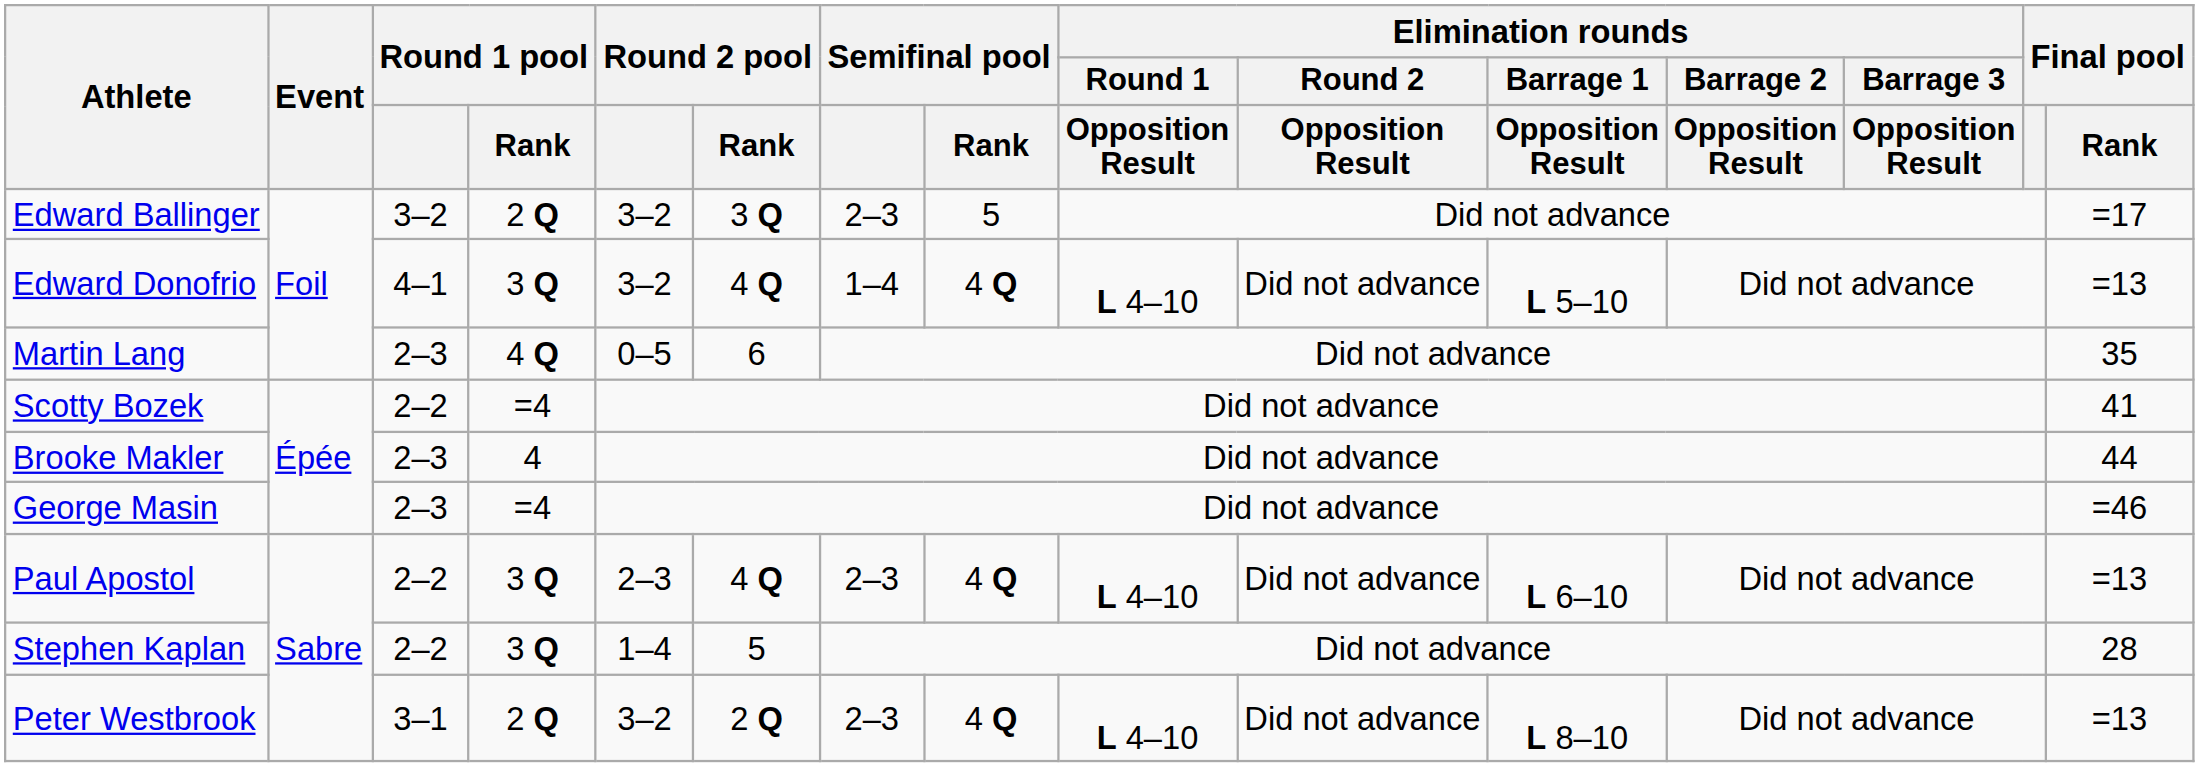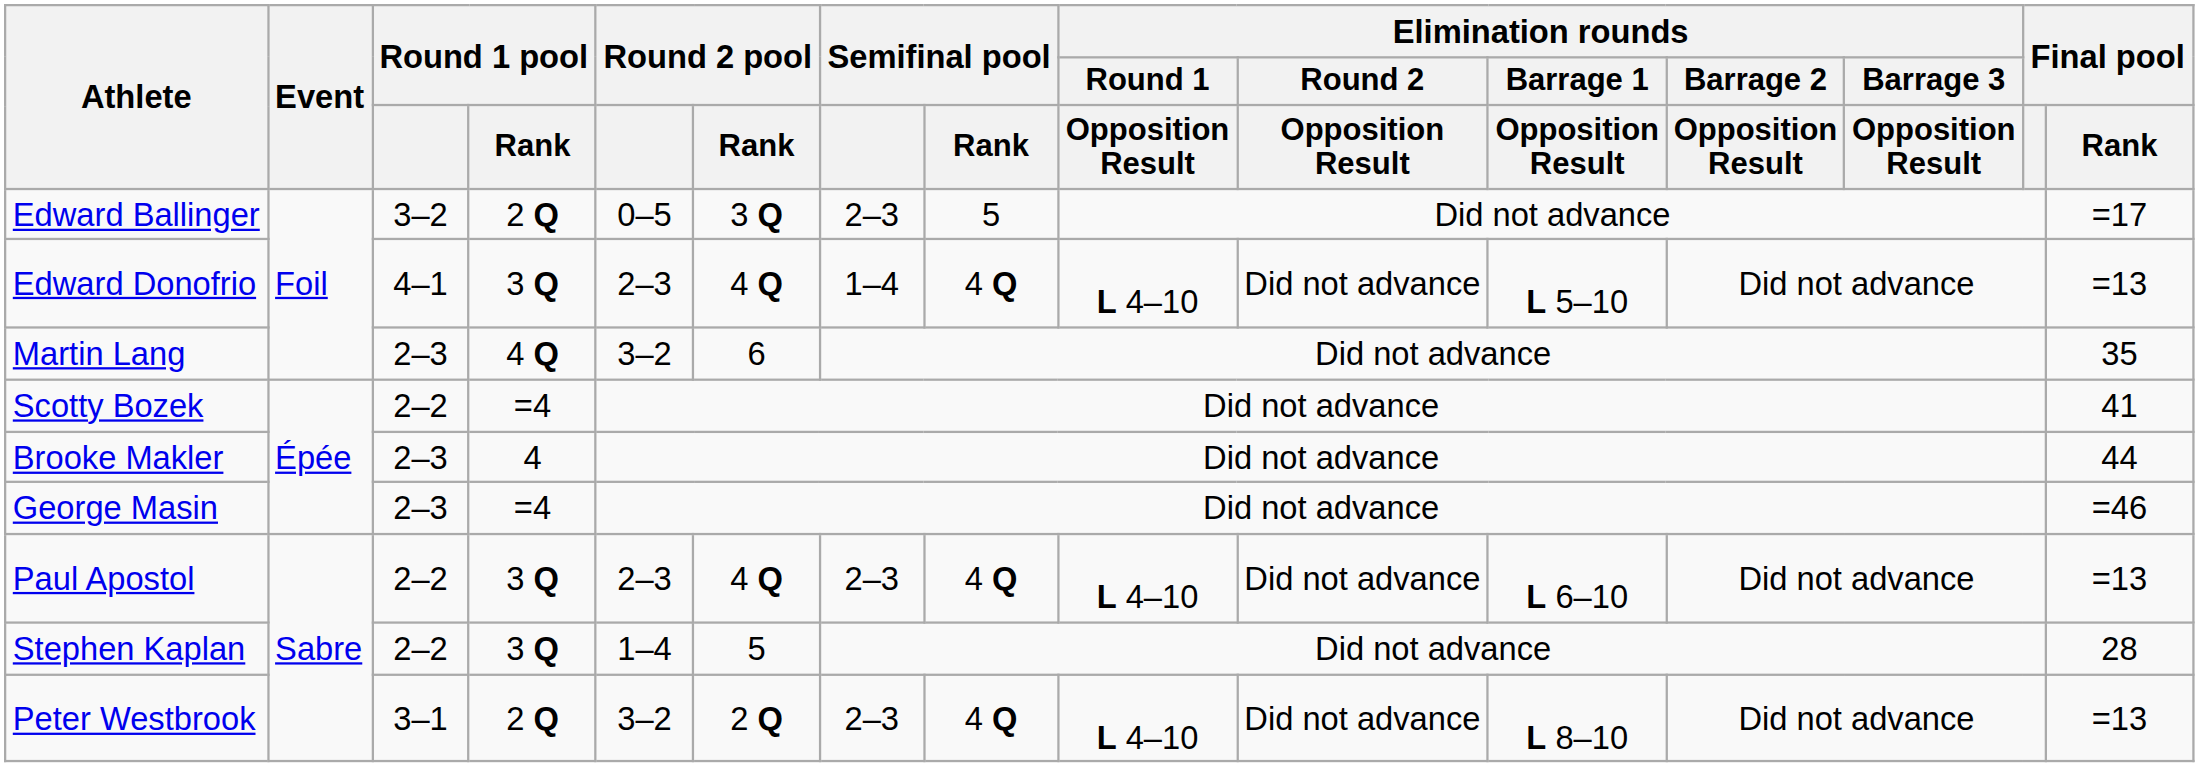(645, 215) 3–2 -> (645, 215) 0–5
(645, 284) 3–2 -> (645, 284) 2–3
(645, 354) 0–5 -> (645, 354) 3–2
